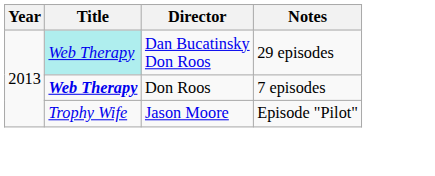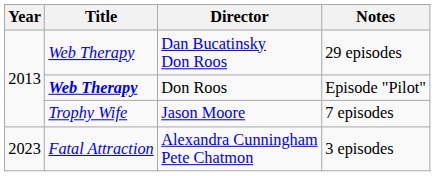(91, 52) paleturquoise background -> (91, 52) no background
(291, 87) 7 episodes -> (376, 87) Episode "Pilot"
(308, 113) Episode "Pilot" -> (359, 113) 7 episodes
+ row: (239, 148)
